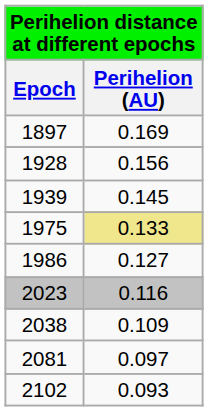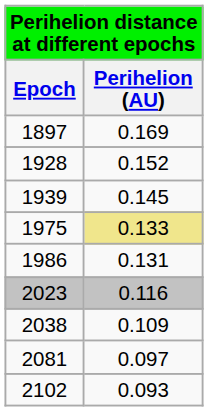(143, 163) 0.156 -> (143, 163) 0.152
(143, 260) 0.127 -> (143, 260) 0.131
